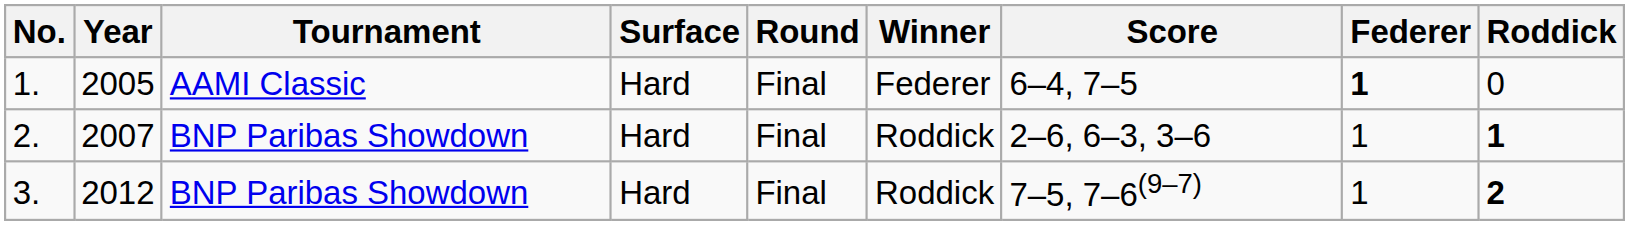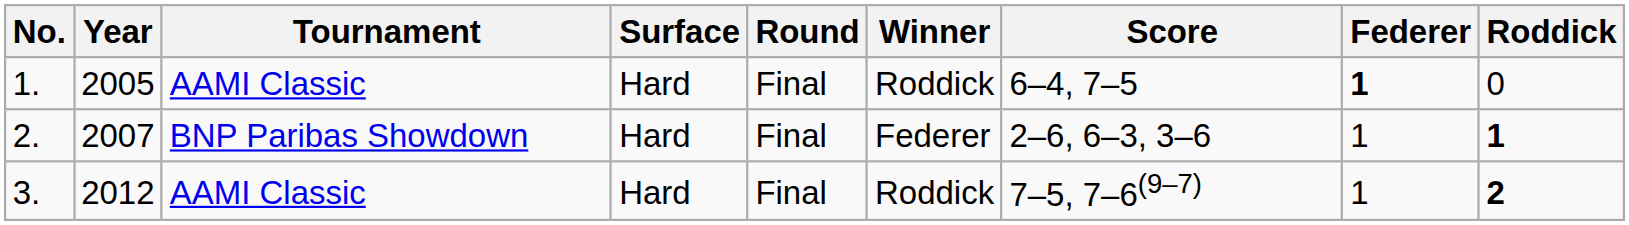(933, 84) Federer -> (935, 84) Roddick
(935, 136) Roddick -> (933, 136) Federer
(349, 191) BNP Paribas Showdown -> (268, 191) AAMI Classic
